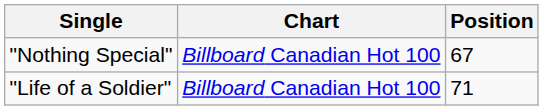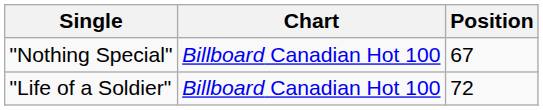(462, 88) 71 -> (462, 88) 72
